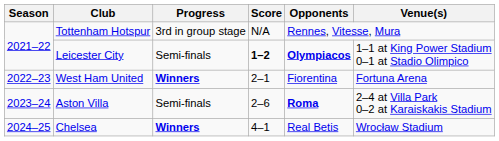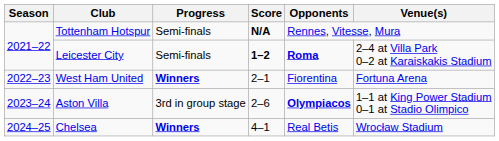(201, 31) 3rd in group stage -> (183, 31) Semi-finals
(260, 31) normal -> (261, 31) bold
(319, 55) Olympiacos -> (303, 55) Roma
(424, 55) 1–1 at King Power Stadium 0–1 at Stadio Olimpico -> (424, 55) 2–4 at Villa Park 0–2 at Karaiskakis Stadium
(183, 103) Semi-finals -> (201, 103) 3rd in group stage
(303, 103) Roma -> (319, 103) Olympiacos
(424, 103) 2–4 at Villa Park 0–2 at Karaiskakis Stadium -> (424, 103) 1–1 at King Power Stadium 0–1 at Stadio Olimpico
